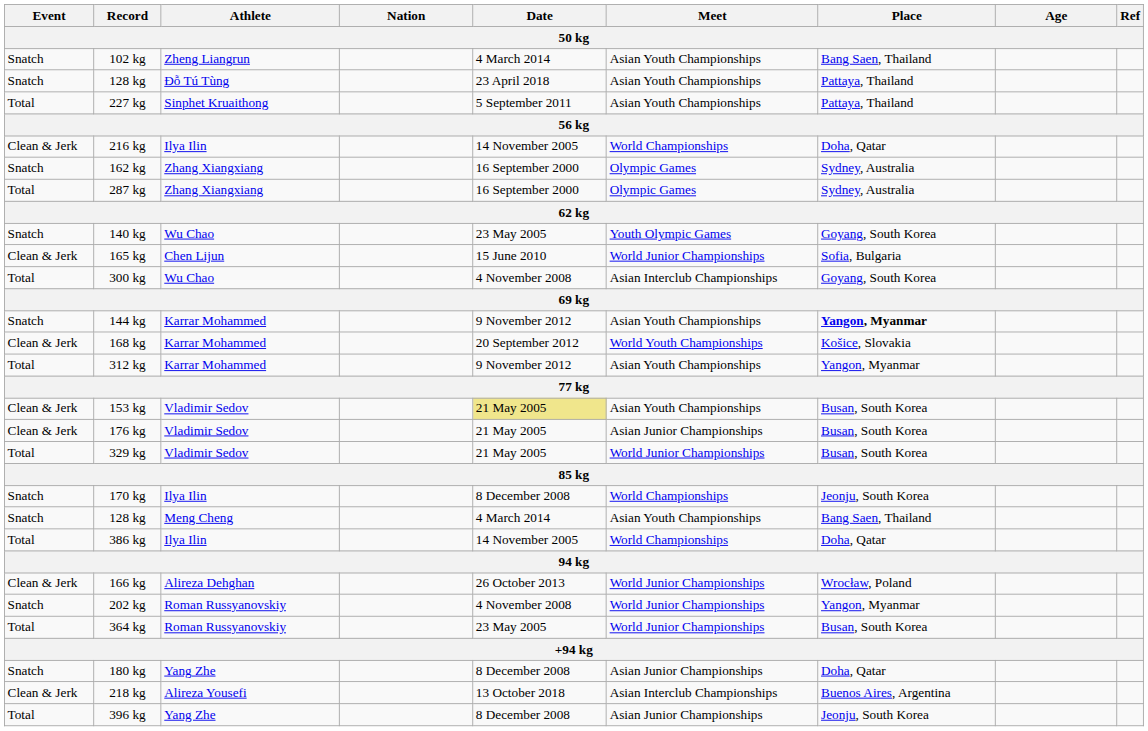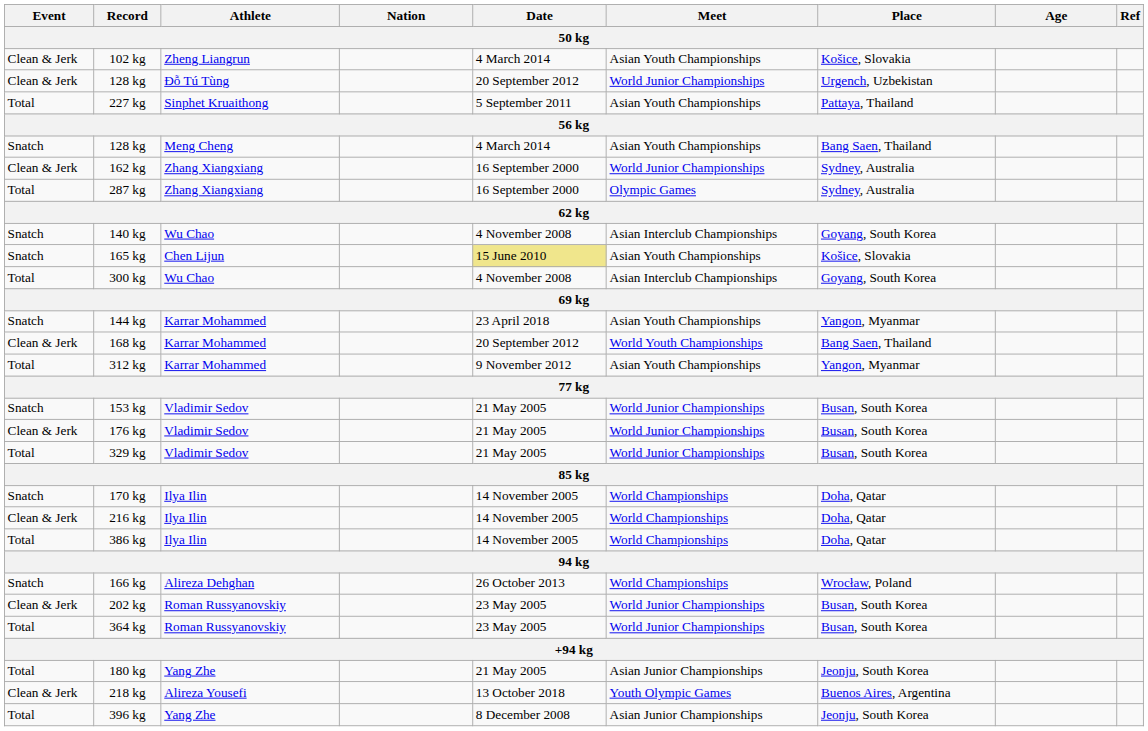(26, 59) Snatch -> (42, 59) Clean & Jerk
(876, 59) Bang Saen, Thailand -> (866, 59) Košice, Slovakia
(26, 81) Snatch -> (42, 81) Clean & Jerk
(513, 81) 23 April 2018 -> (527, 81) 20 September 2012
(685, 81) Asian Youth Championships -> (687, 81) World Junior Championships
(867, 81) Pattaya, Thailand -> (877, 81) Urgench, Uzbekistan
rows swapped: (127, 518) <-> (127, 146)
(26, 168) Snatch -> (42, 168) Clean & Jerk
(653, 168) Olympic Games -> (687, 168) World Junior Championships
(511, 234) 23 May 2005 -> (524, 234) 4 November 2008
(670, 234) Youth Olympic Games -> (693, 234) Asian Interclub Championships
(42, 256) Clean & Jerk -> (26, 256) Snatch
(511, 256) no background -> (511, 256) khaki background
(687, 256) World Junior Championships -> (685, 256) Asian Youth Championships
(861, 256) Sofia, Bulgaria -> (866, 256) Košice, Slovakia
(524, 321) 9 November 2012 -> (513, 321) 23 April 2018
(874, 321) bold -> (870, 321) normal
(866, 343) Košice, Slovakia -> (876, 343) Bang Saen, Thailand
(42, 409) Clean & Jerk -> (26, 409) Snatch
(511, 409) khaki background -> (511, 409) no background
(685, 409) Asian Youth Championships -> (687, 409) World Junior Championships
(686, 430) Asian Junior Championships -> (687, 430) World Junior Championships
(523, 496) 8 December 2008 -> (527, 496) 14 November 2005
(875, 496) Jeonju, South Korea -> (853, 496) Doha, Qatar
(42, 583) Clean & Jerk -> (26, 583) Snatch
(687, 583) World Junior Championships -> (669, 583) World Championships
(26, 605) Snatch -> (42, 605) Clean & Jerk
(524, 605) 4 November 2008 -> (511, 605) 23 May 2005
(870, 605) Yangon, Myanmar -> (874, 605) Busan, South Korea
(26, 671) Snatch -> (21, 671) Total
(523, 671) 8 December 2008 -> (511, 671) 21 May 2005
(853, 671) Doha, Qatar -> (875, 671) Jeonju, South Korea
(693, 693) Asian Interclub Championships -> (670, 693) Youth Olympic Games
